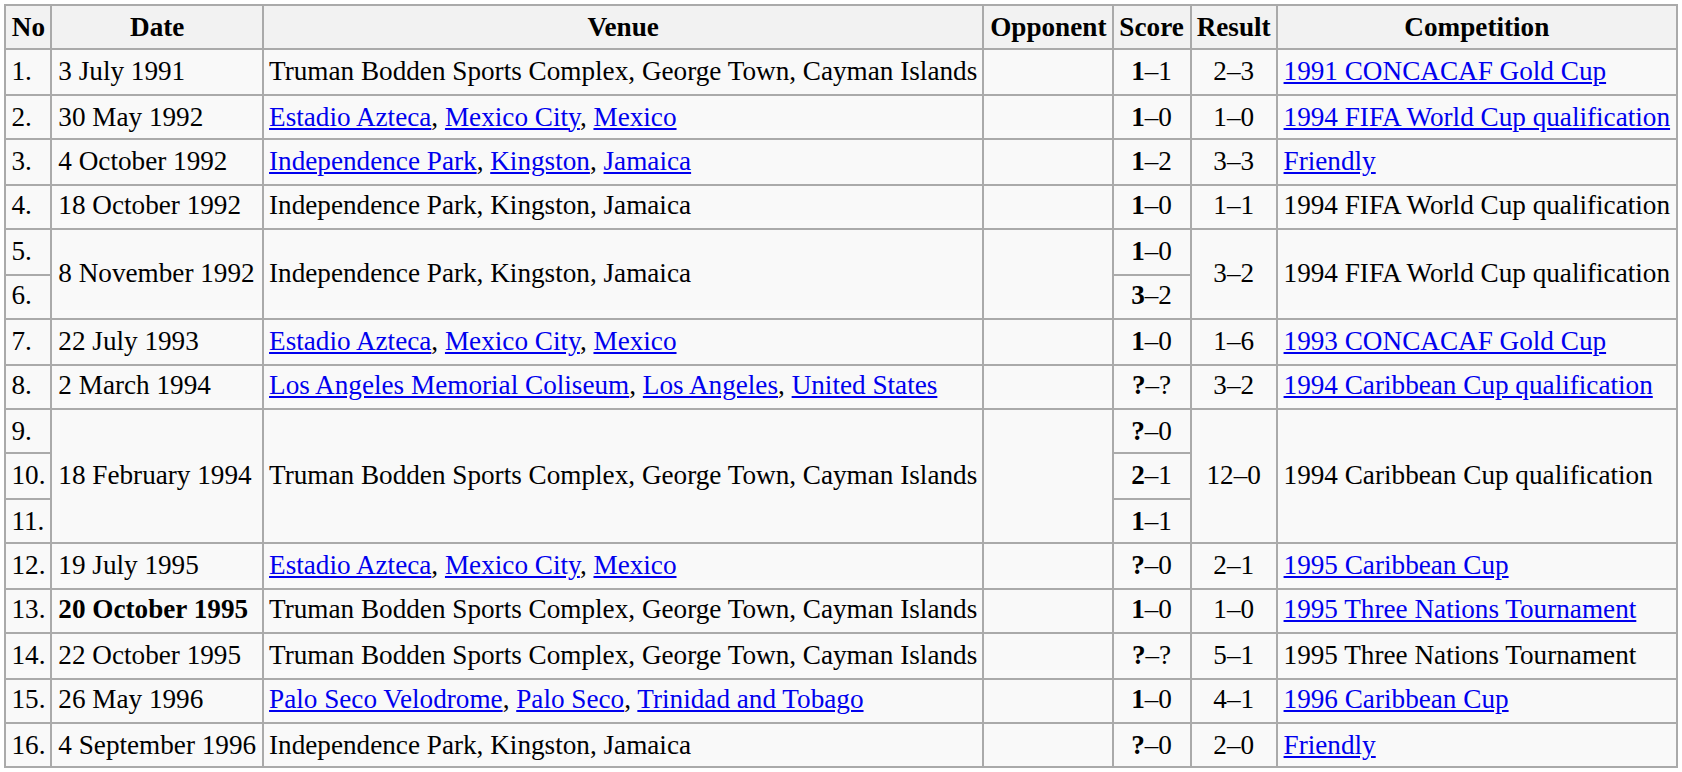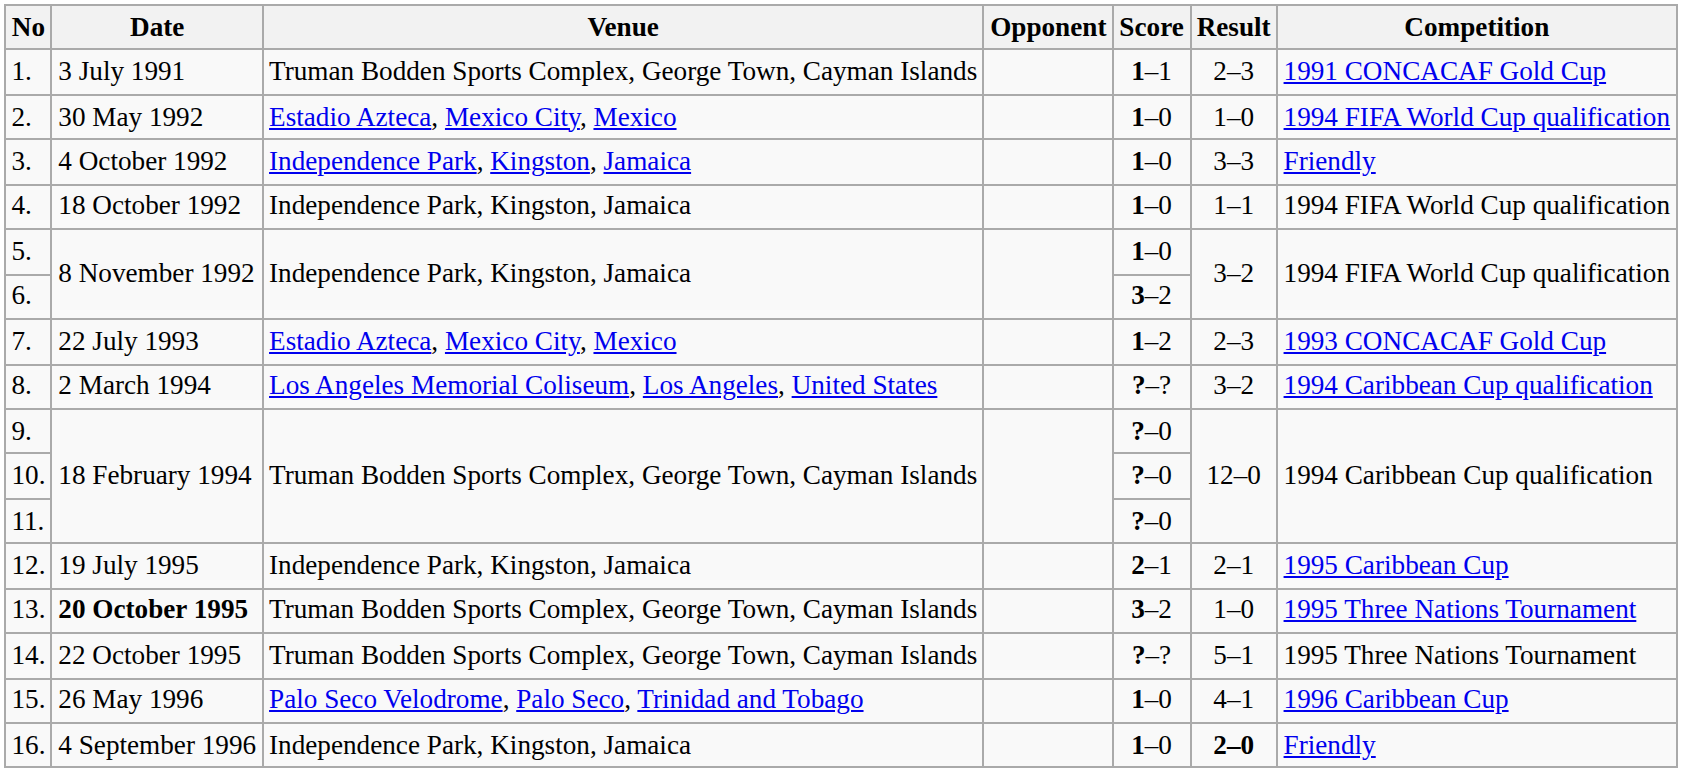(1152, 161) 1–2 -> (1152, 161) 1–0
(1152, 340) 1–0 -> (1152, 340) 1–2
(1234, 340) 1–6 -> (1234, 340) 2–3
(1152, 475) 2–1 -> (1152, 475) ?–0
(1152, 520) 1–1 -> (1152, 520) ?–0
(473, 565) Estadio Azteca, Mexico City, Mexico -> (480, 565) Independence Park, Kingston, Jamaica
(1152, 565) ?–0 -> (1152, 565) 2–1
(1152, 609) 1–0 -> (1152, 609) 3–2
(1152, 744) ?–0 -> (1152, 744) 1–0
(1234, 744) normal -> (1234, 744) bold
